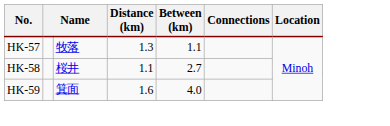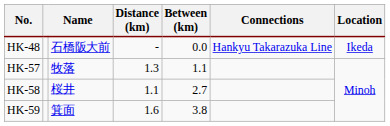+ row: (24, 47)
(194, 89) 4.0 -> (200, 110) 3.8
